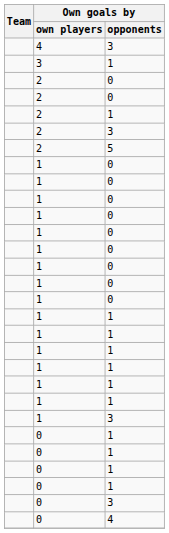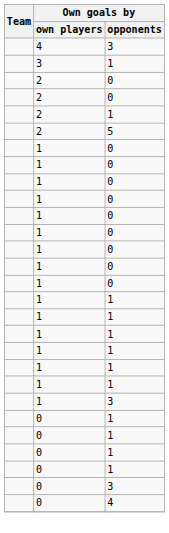- row: (39, 131)
